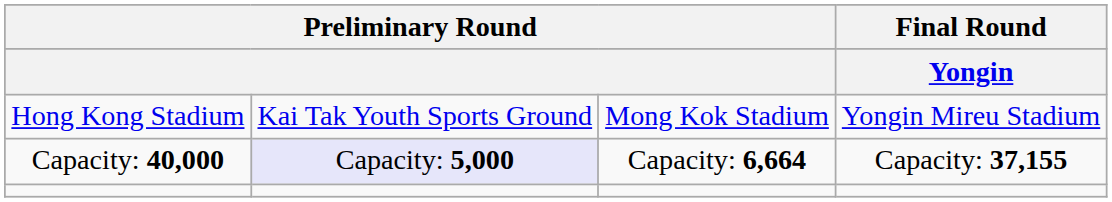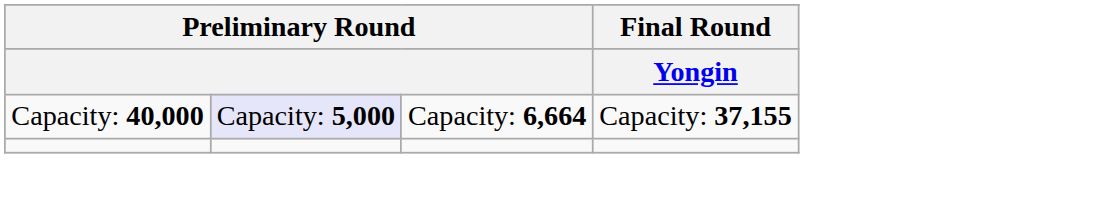- row: (128, 116)
